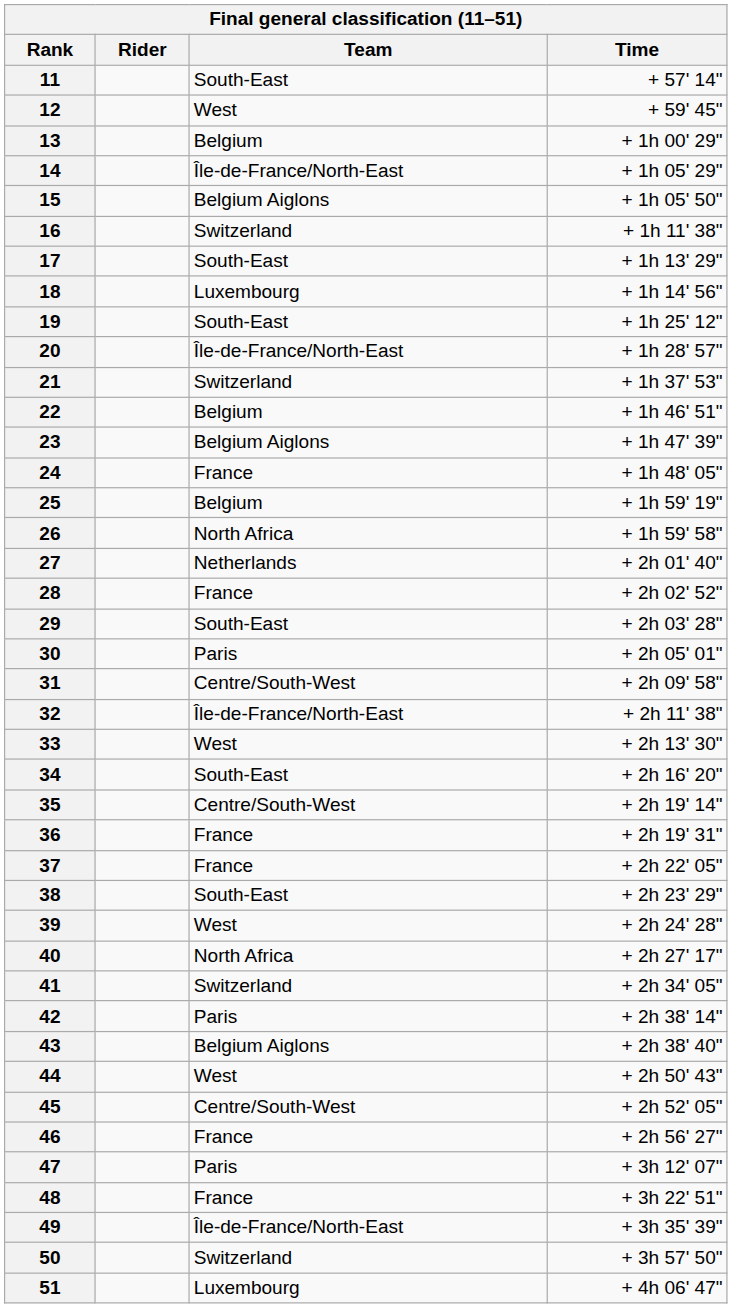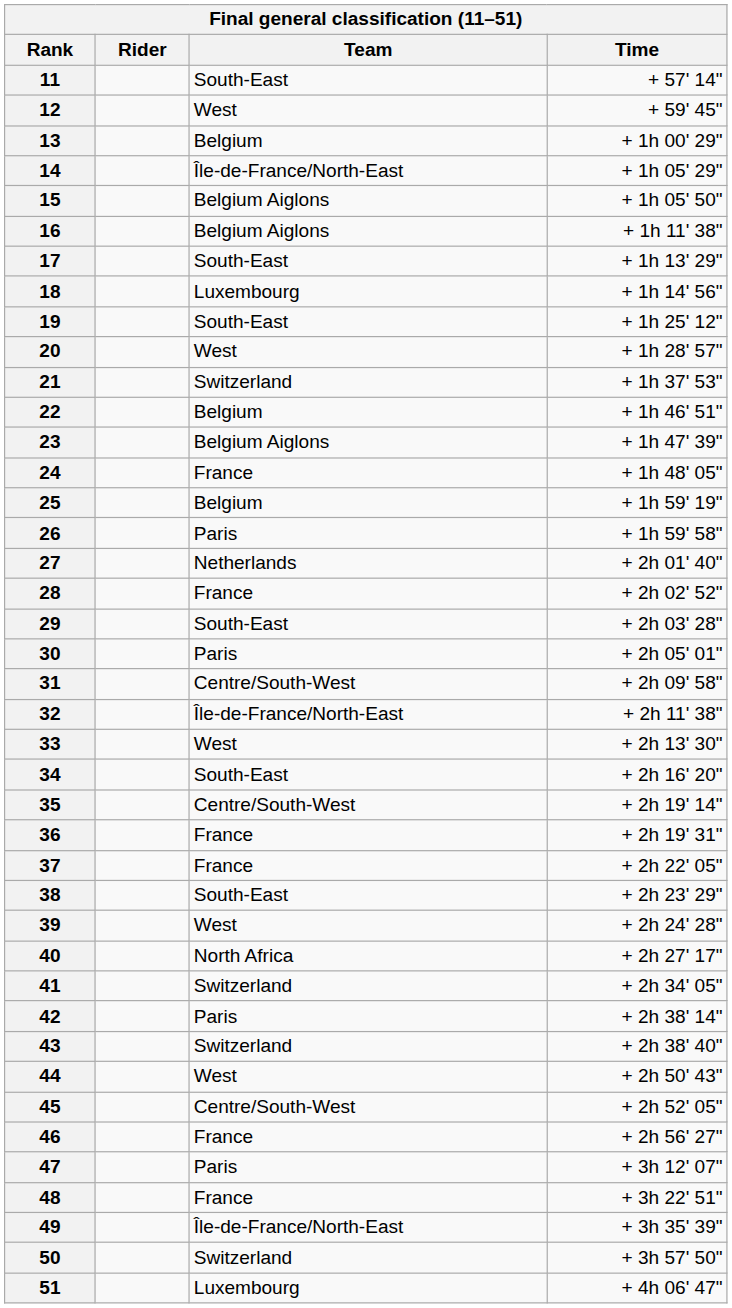(243, 230) Switzerland -> (262, 230) Belgium Aiglons
(299, 351) Île-de-France/North-East -> (215, 351) West
(244, 532) North Africa -> (215, 532) Paris
(262, 1046) Belgium Aiglons -> (243, 1046) Switzerland
